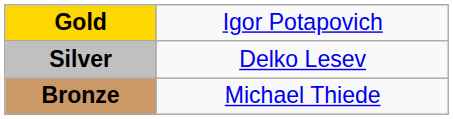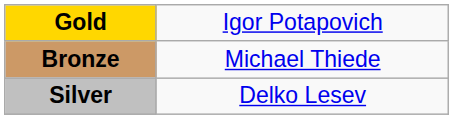rows swapped: (81, 59) <-> (81, 95)
